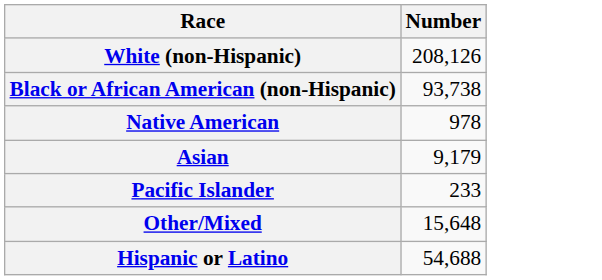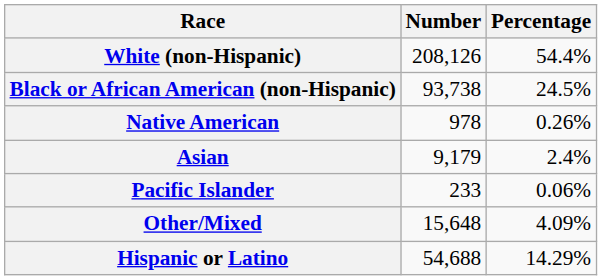+ column: (541, 21)
